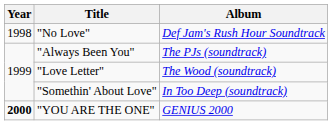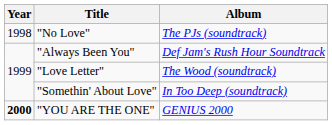(244, 33) Def Jam's Rush Hour Soundtrack -> (214, 33) The PJs (soundtrack)
(214, 52) The PJs (soundtrack) -> (244, 52) Def Jam's Rush Hour Soundtrack
